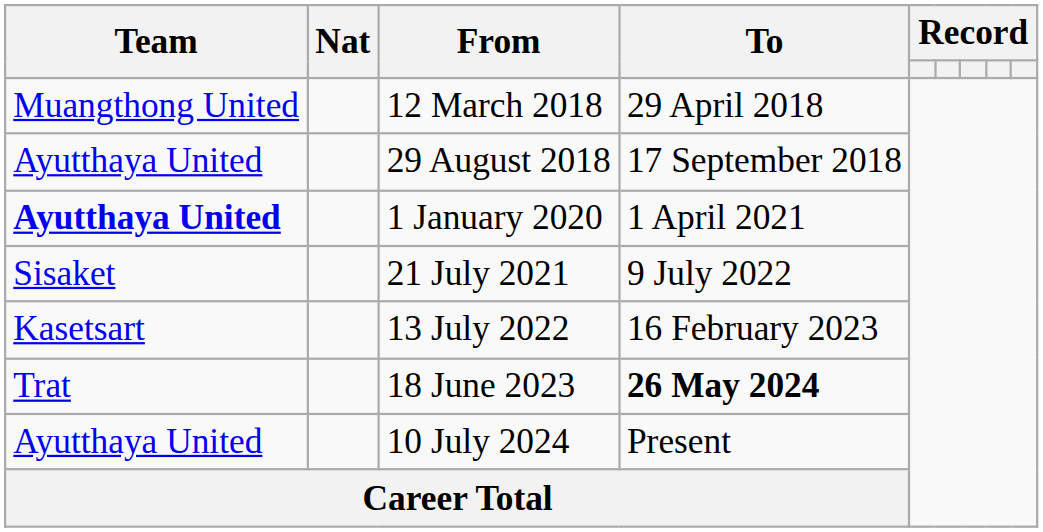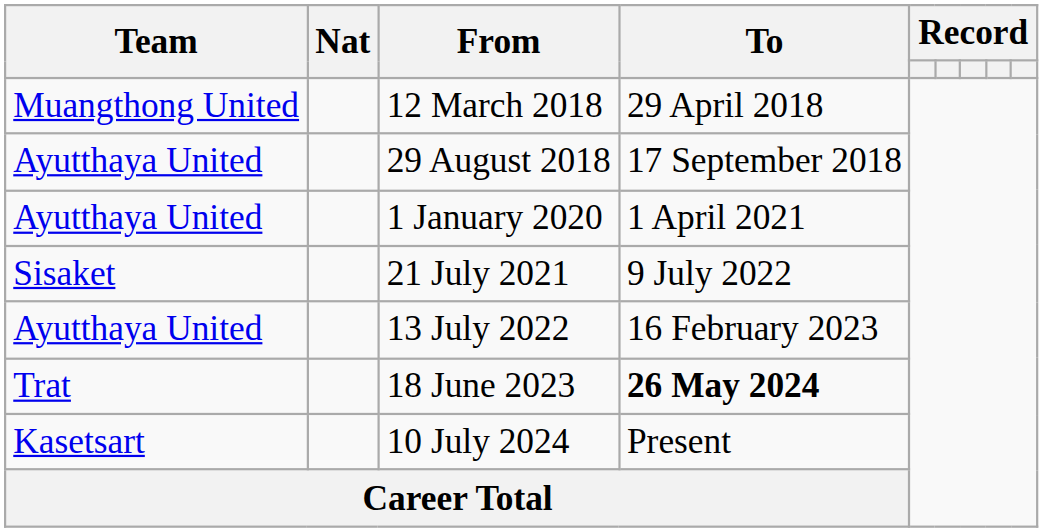(147, 217) bold -> (138, 217) normal
(79, 329) Kasetsart -> (138, 329) Ayutthaya United
(138, 441) Ayutthaya United -> (79, 441) Kasetsart
